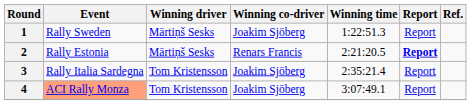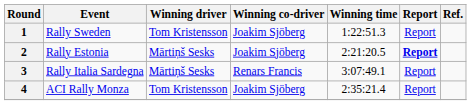(182, 32) Mārtiņš Sesks -> (188, 32) Tom Kristensson
(268, 51) Renars Francis -> (269, 51) Joakim Sjöberg
(188, 70) Tom Kristensson -> (182, 70) Mārtiņš Sesks
(269, 70) Joakim Sjöberg -> (268, 70) Renars Francis
(364, 70) 2:35:21.4 -> (364, 70) 3:07:49.1
(87, 89) lightsalmon background -> (87, 89) no background
(364, 89) 3:07:49.1 -> (364, 89) 2:35:21.4
